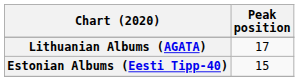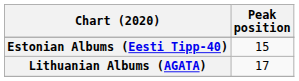rows swapped: (118, 66) <-> (118, 47)
